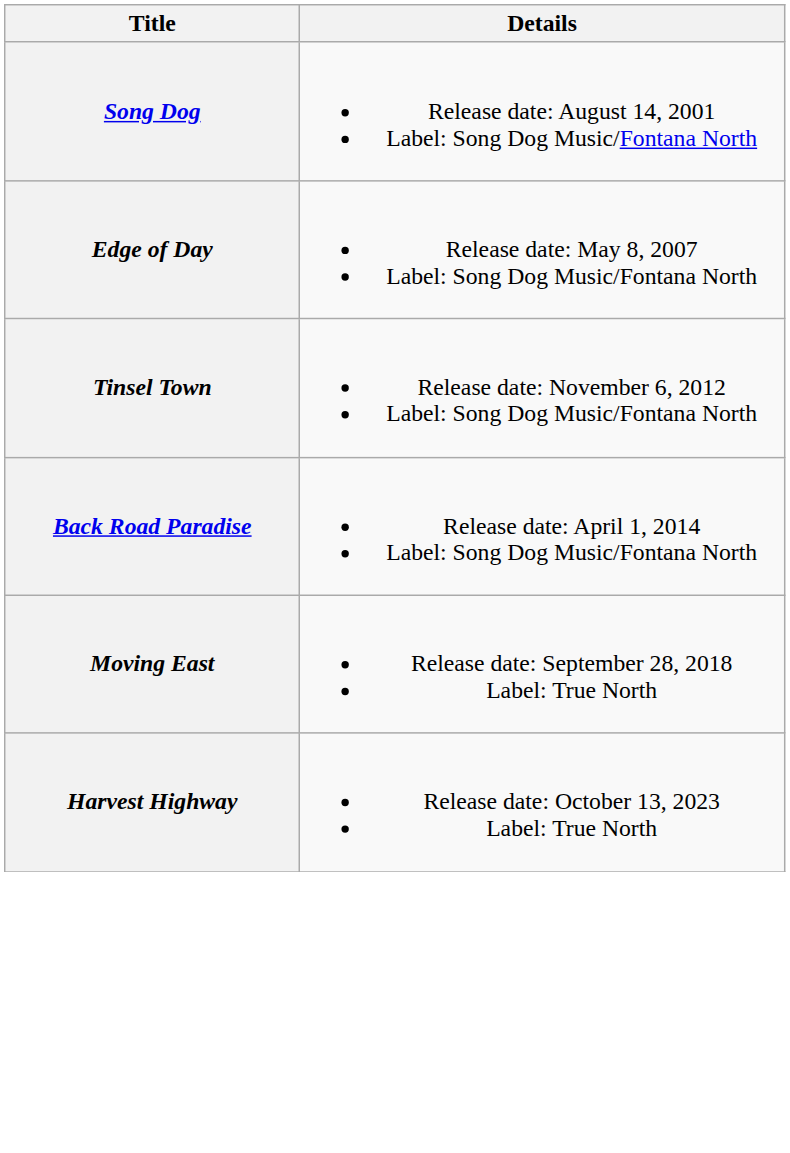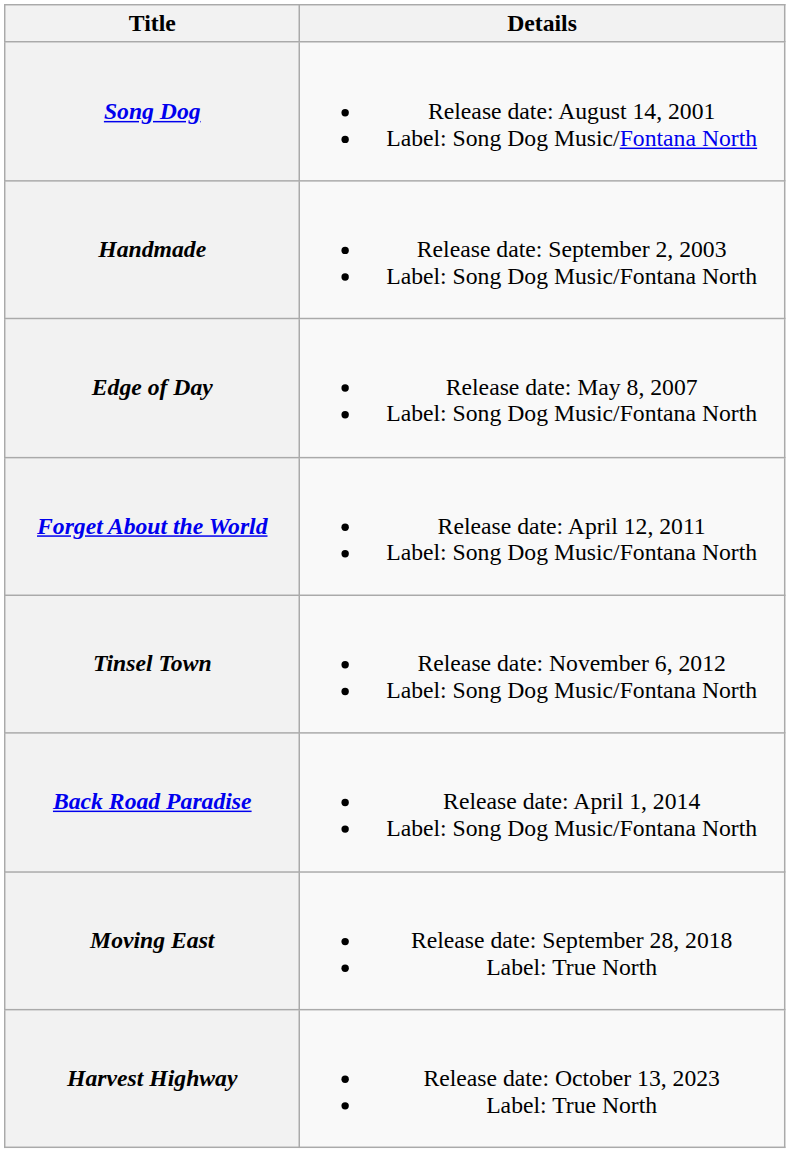+ row: (152, 249)
+ row: (152, 525)
